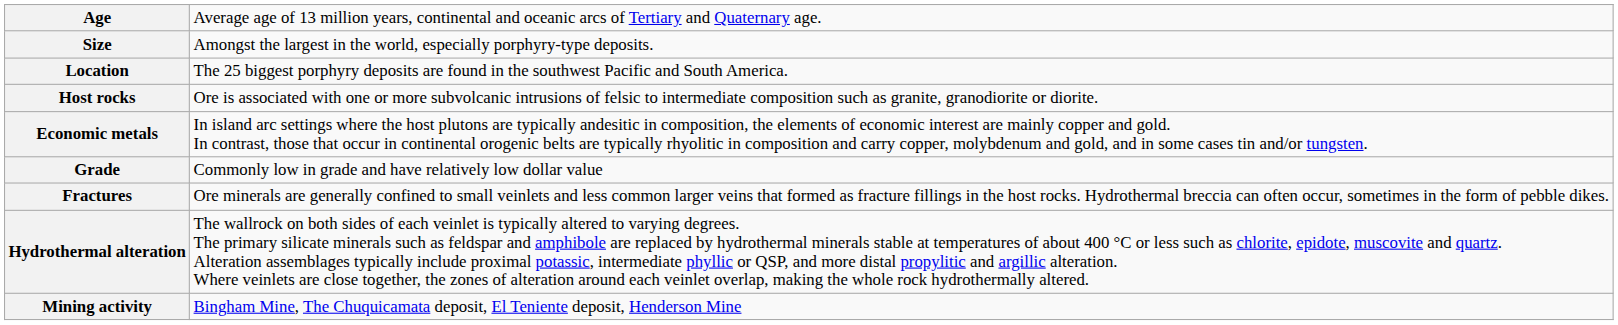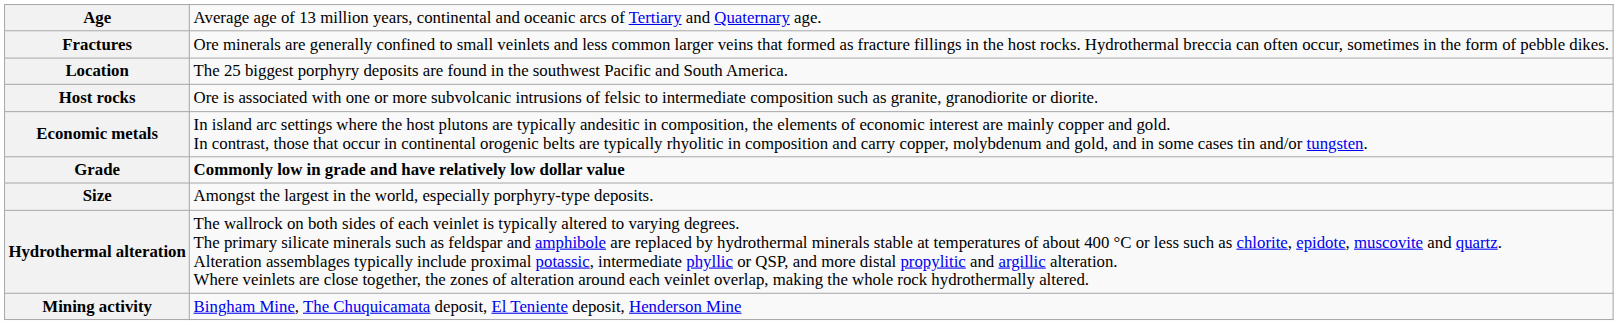rows swapped: (97, 44) <-> (97, 196)
(398, 169) normal -> (409, 169) bold
